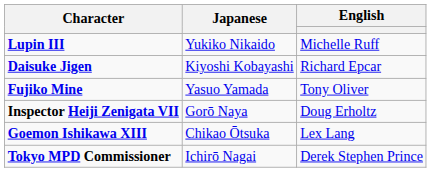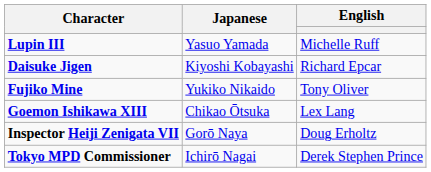(230, 44) Yukiko Nikaido -> (227, 44) Yasuo Yamada
(227, 89) Yasuo Yamada -> (230, 89) Yukiko Nikaido
rows swapped: (93, 111) <-> (77, 133)
